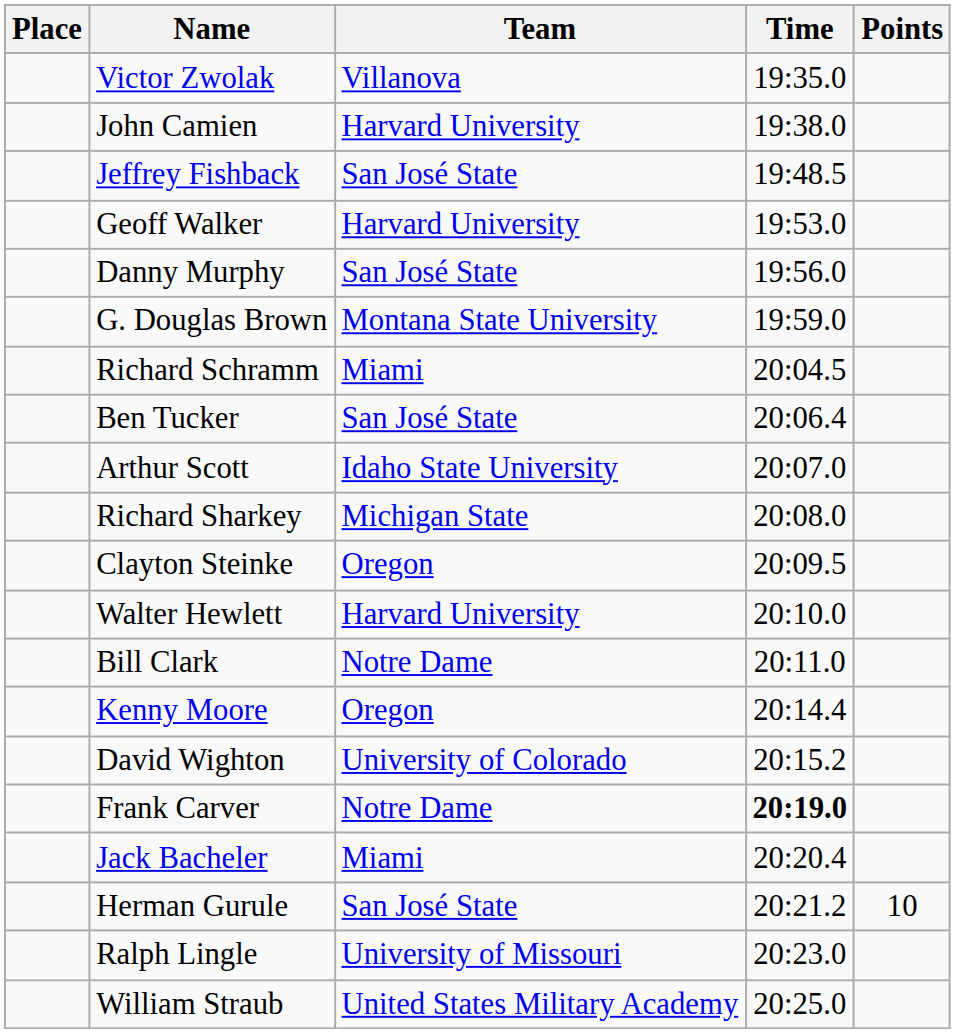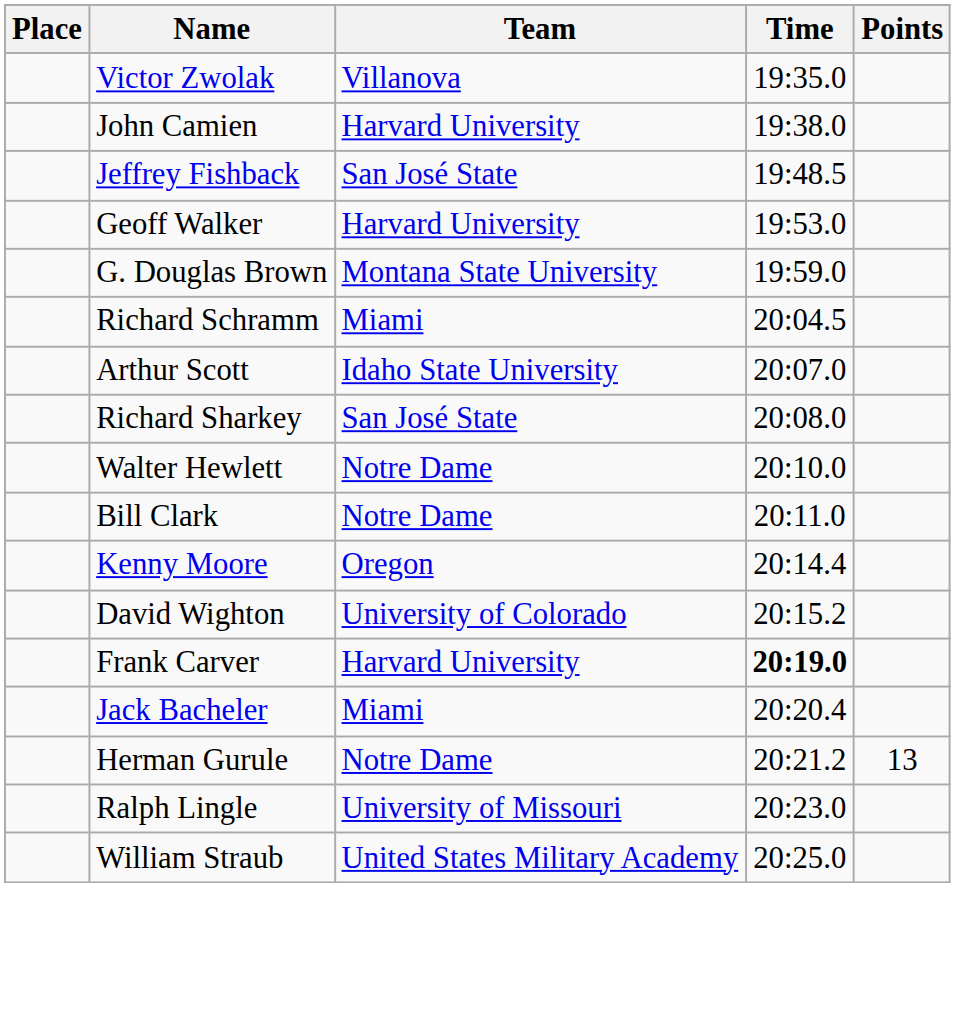- row: (190, 272)
- row: (167, 418)
(435, 516) Michigan State -> (429, 418) San José State
- row: (195, 564)
(461, 613) Harvard University -> (417, 467) Notre Dame
(417, 808) Notre Dame -> (461, 662) Harvard University
(429, 905) San José State -> (417, 759) Notre Dame
(902, 905) 10 -> (902, 759) 13
